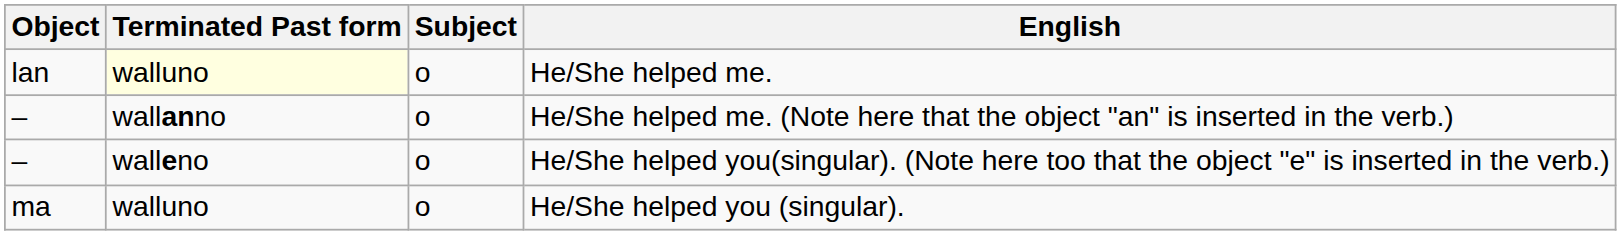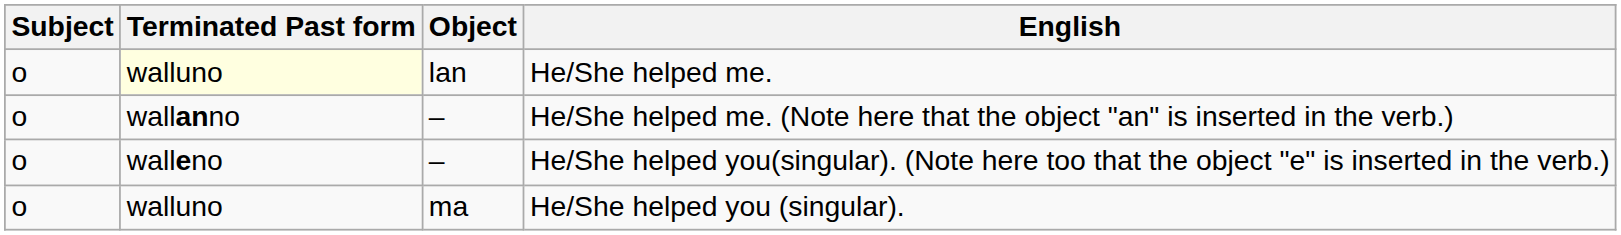columns swapped: (466, 26) <-> (55, 26)
